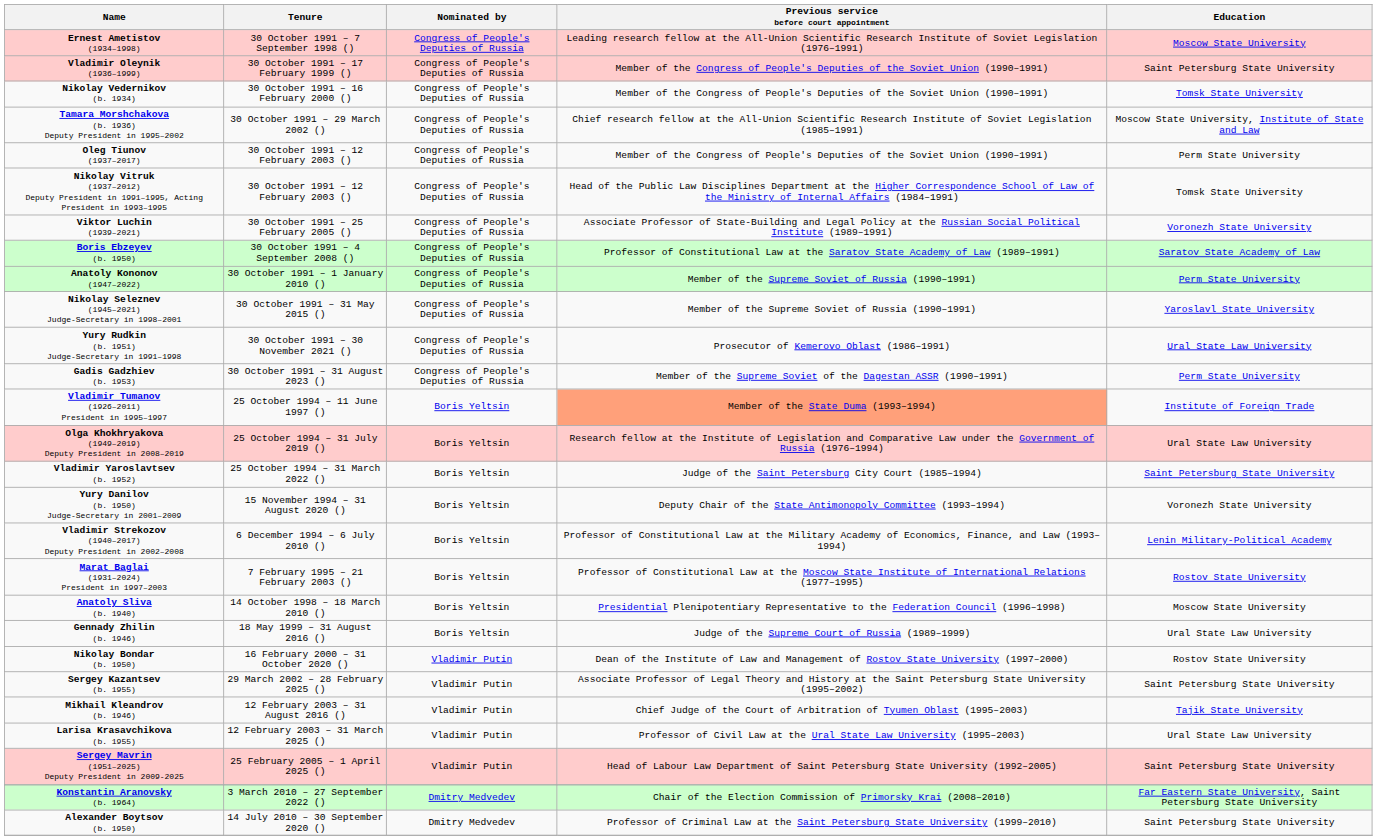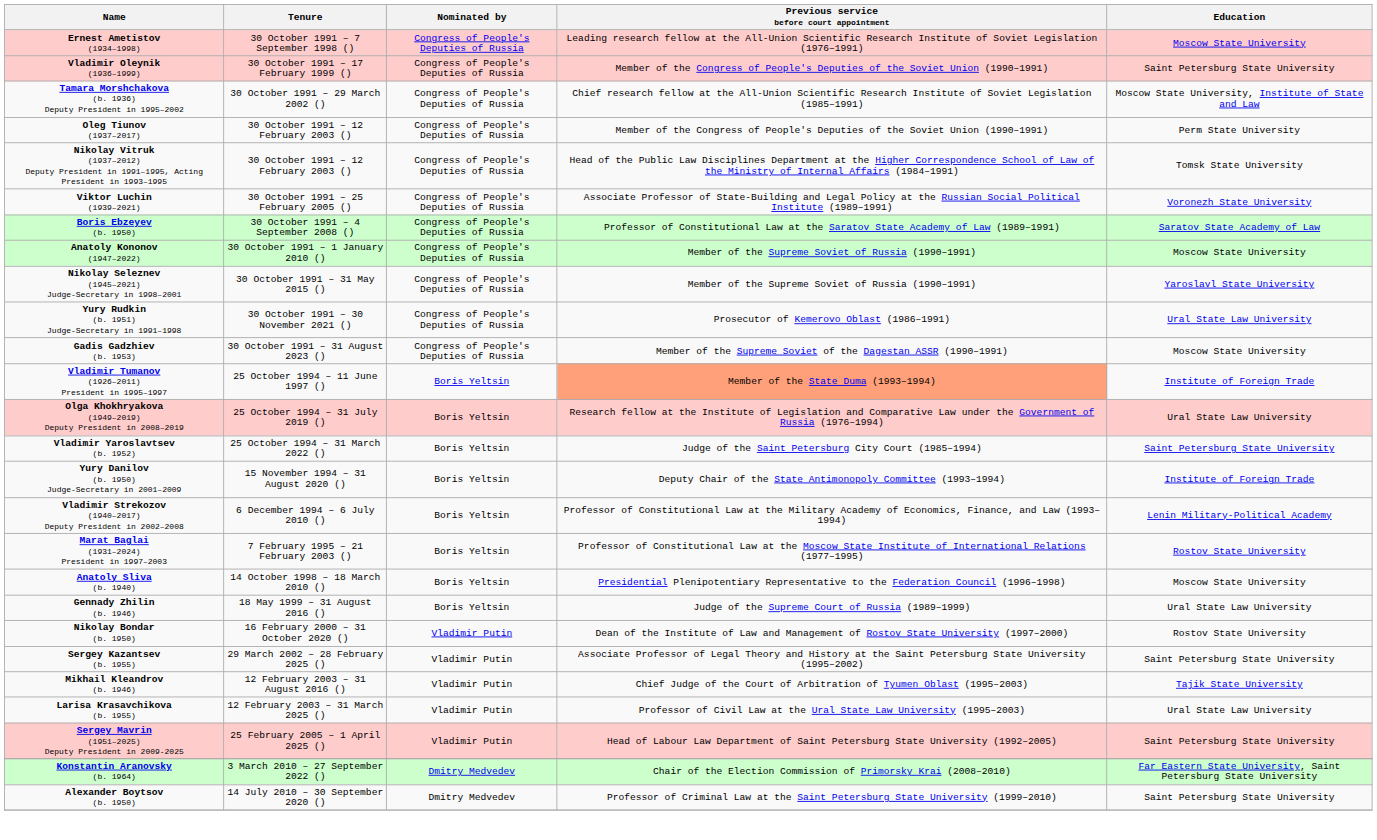- row: (114, 94)
(1239, 279) Perm State University -> (1239, 253) Moscow State University
(1239, 376) Perm State University -> (1239, 351) Moscow State University
(1239, 505) Voronezh State University -> (1239, 479) Institute of Foreign Trade
